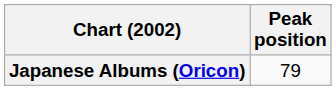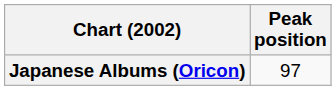(290, 70) 79 -> (290, 70) 97
